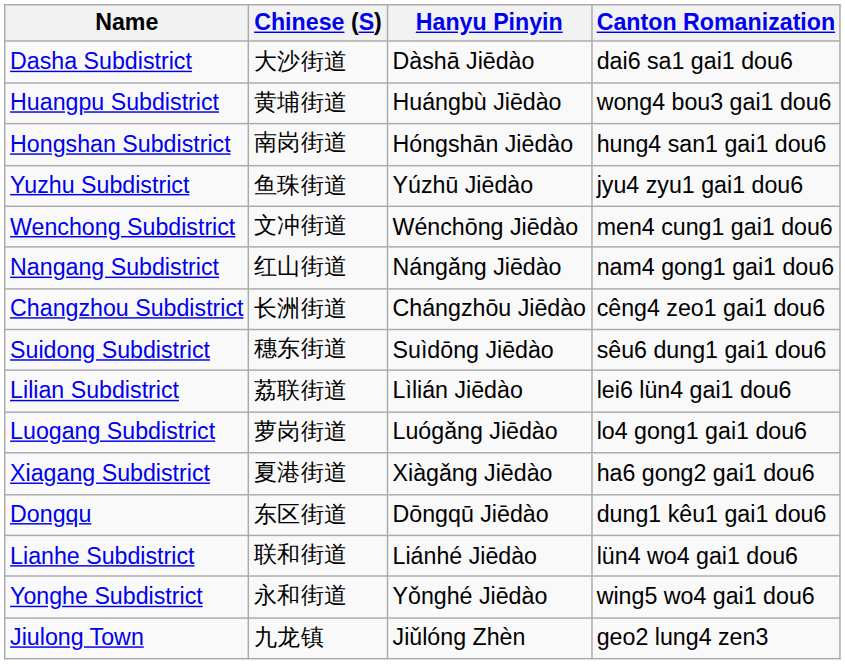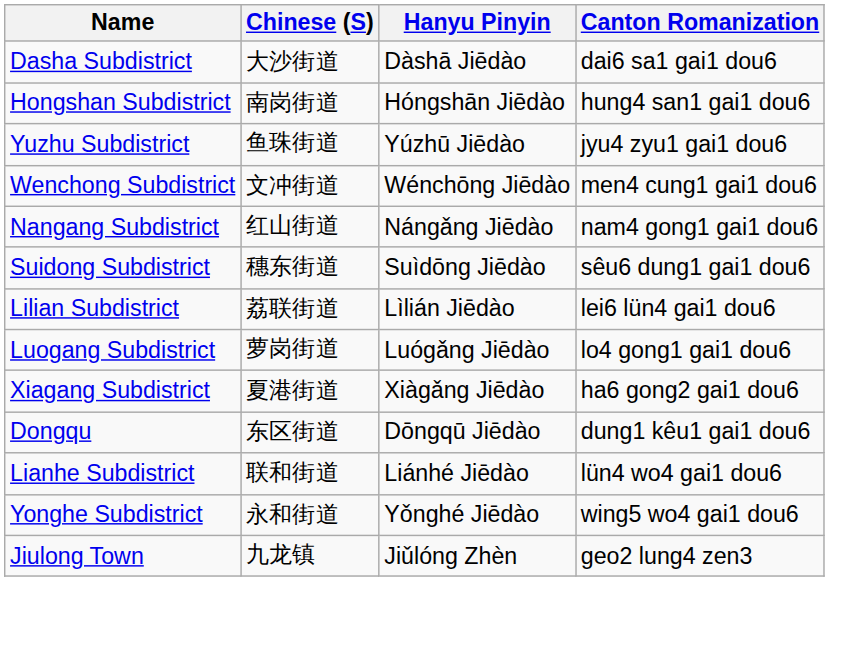- row: (115, 103)
- row: (127, 308)
